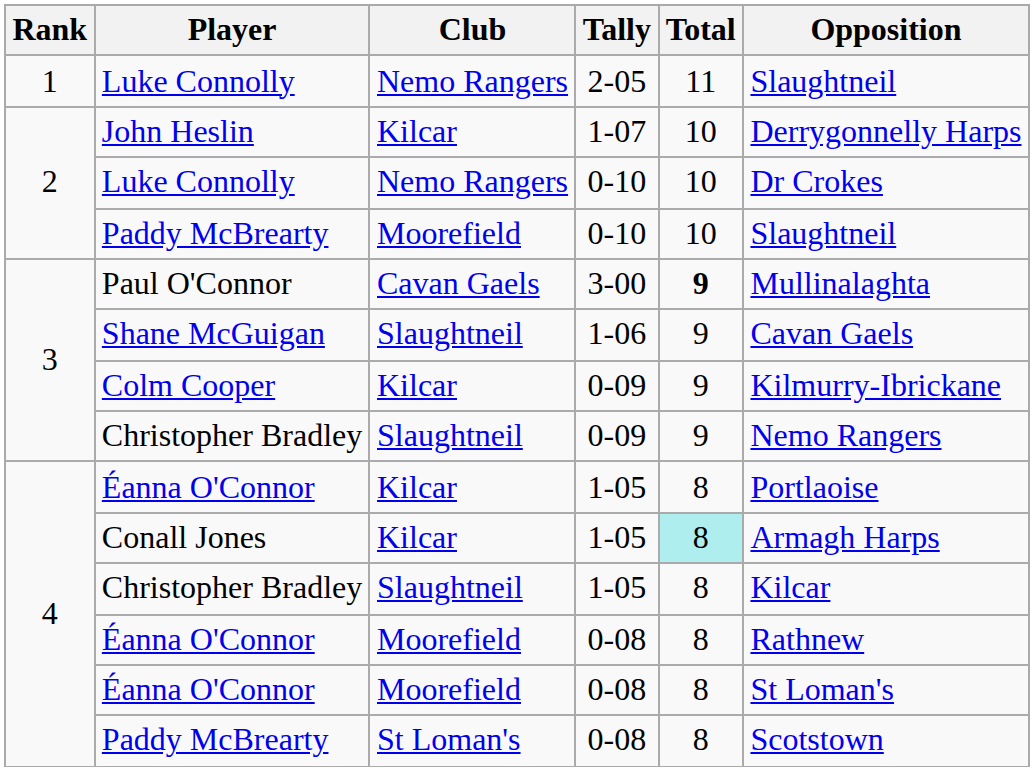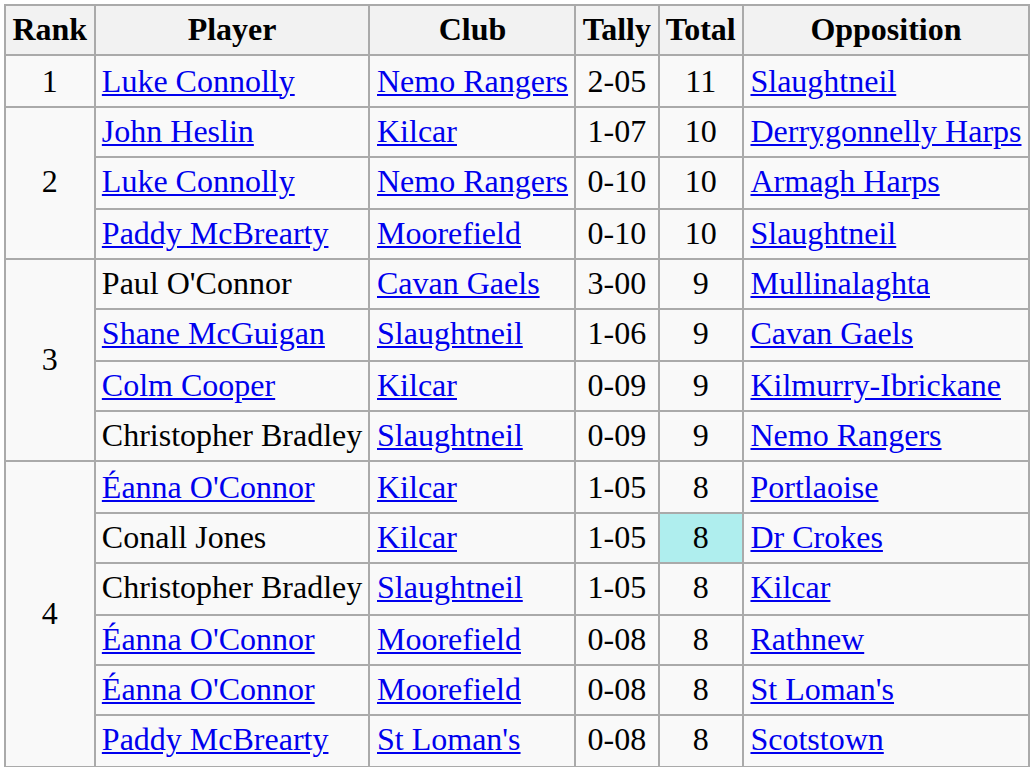(817, 182) Dr Crokes -> (845, 182) Armagh Harps
(701, 283) bold -> (701, 283) normal
(845, 537) Armagh Harps -> (817, 537) Dr Crokes
